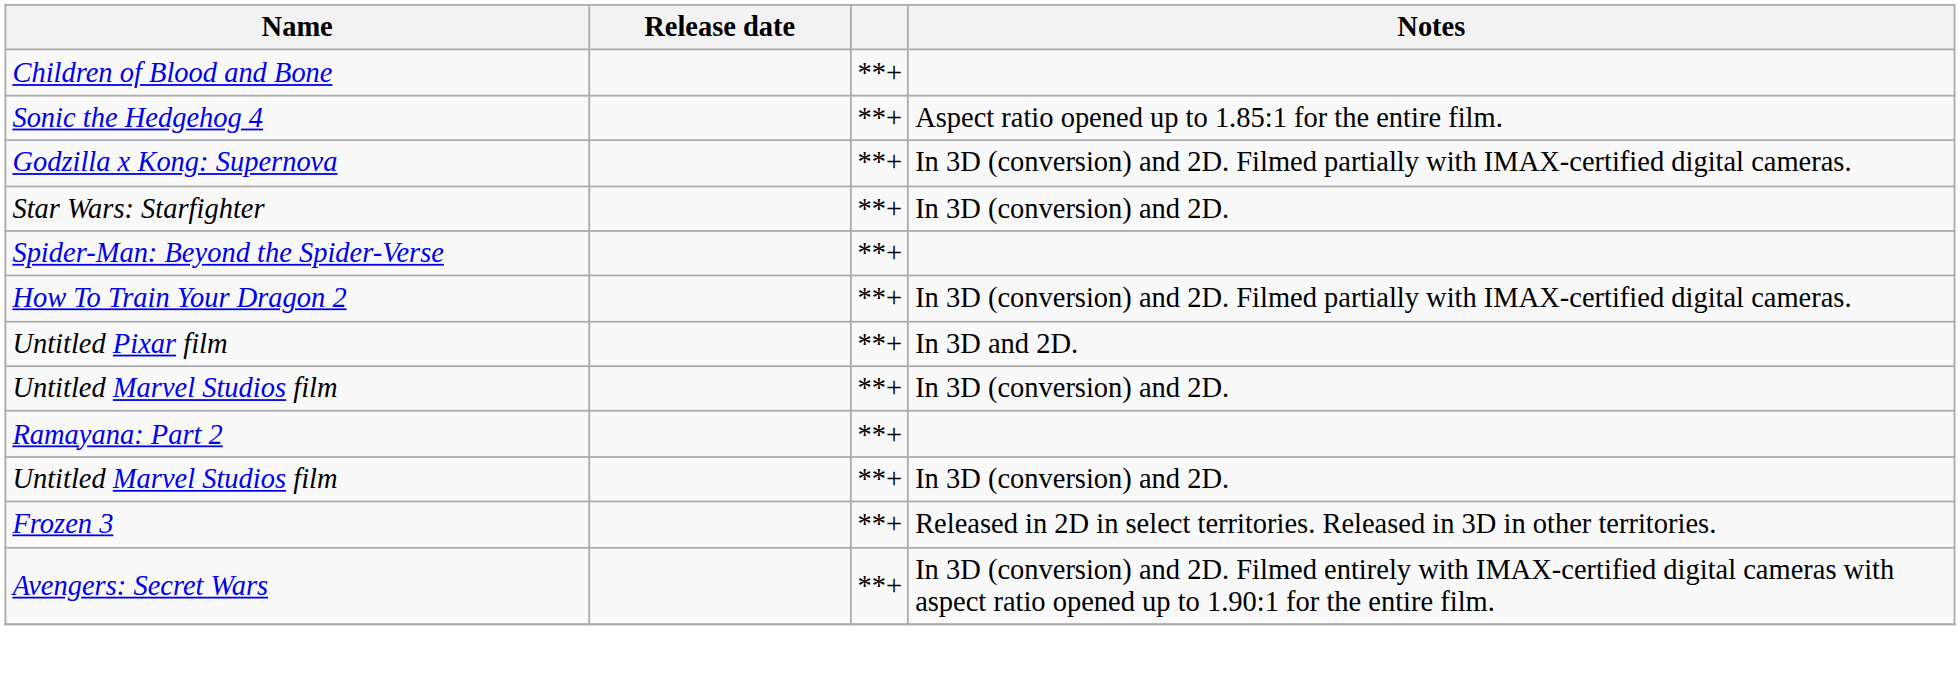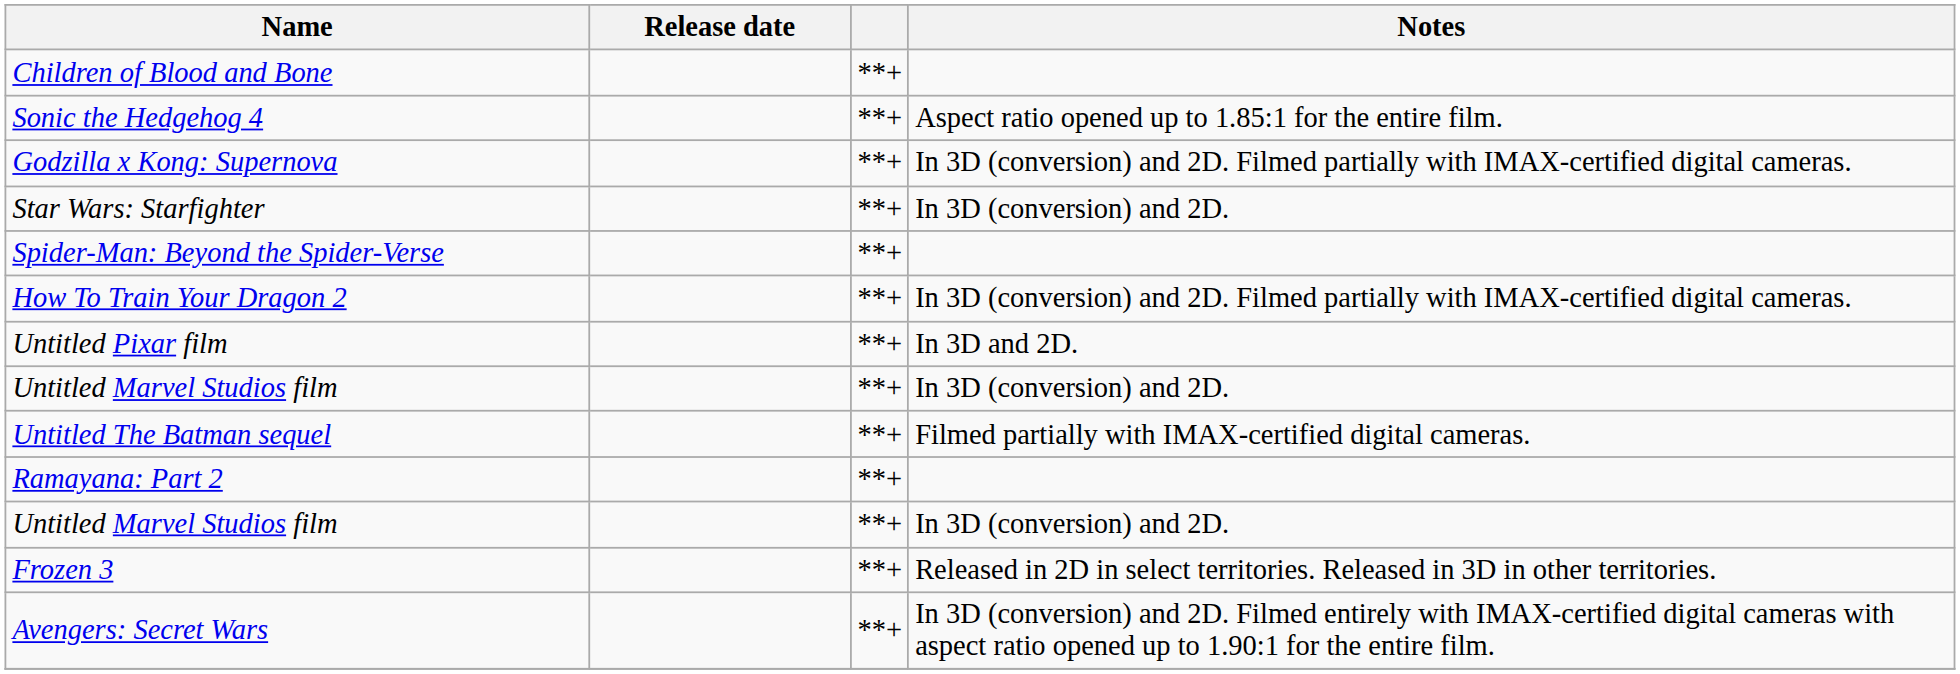+ row: (172, 433)
